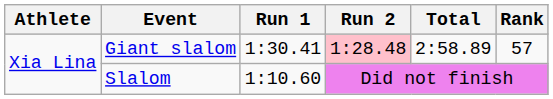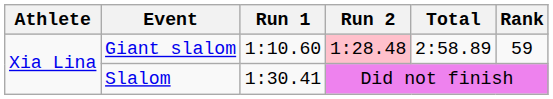(283, 49) 1:30.41 -> (283, 49) 1:10.60
(522, 49) 57 -> (522, 49) 59
(283, 79) 1:10.60 -> (283, 79) 1:30.41
